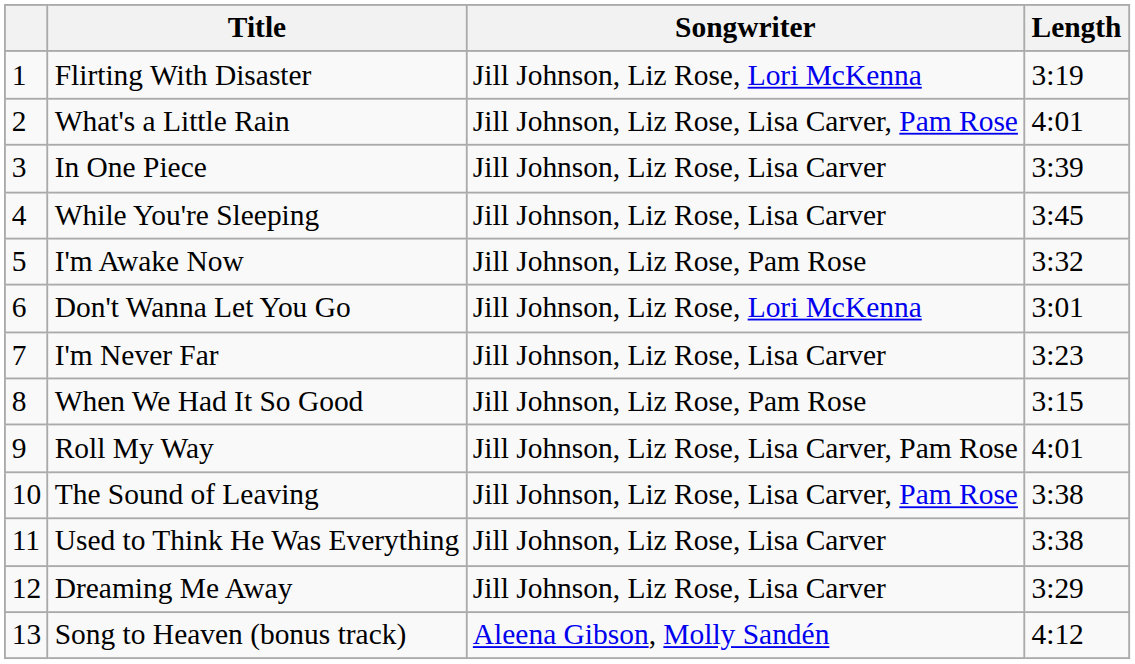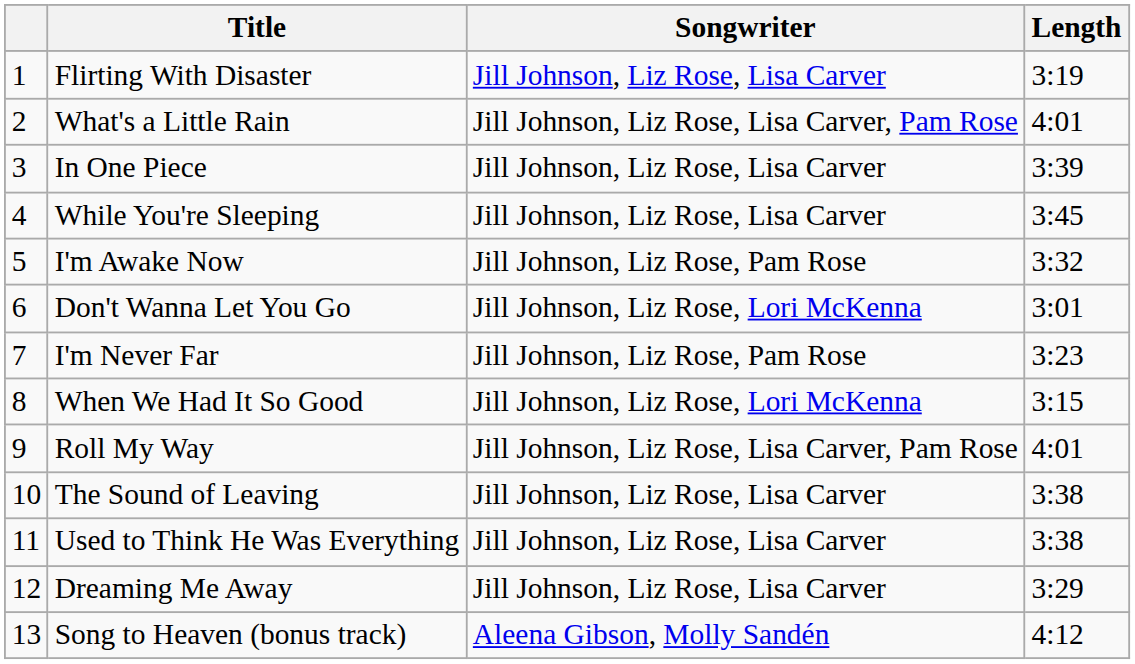(697, 74) Jill Johnson, Liz Rose, Lori McKenna -> (679, 74) Jill Johnson, Liz Rose, Lisa Carver
(679, 354) Jill Johnson, Liz Rose, Lisa Carver -> (670, 354) Jill Johnson, Liz Rose, Pam Rose
(670, 401) Jill Johnson, Liz Rose, Pam Rose -> (697, 401) Jill Johnson, Liz Rose, Lori McKenna
(745, 494) Jill Johnson, Liz Rose, Lisa Carver, Pam Rose -> (679, 494) Jill Johnson, Liz Rose, Lisa Carver
